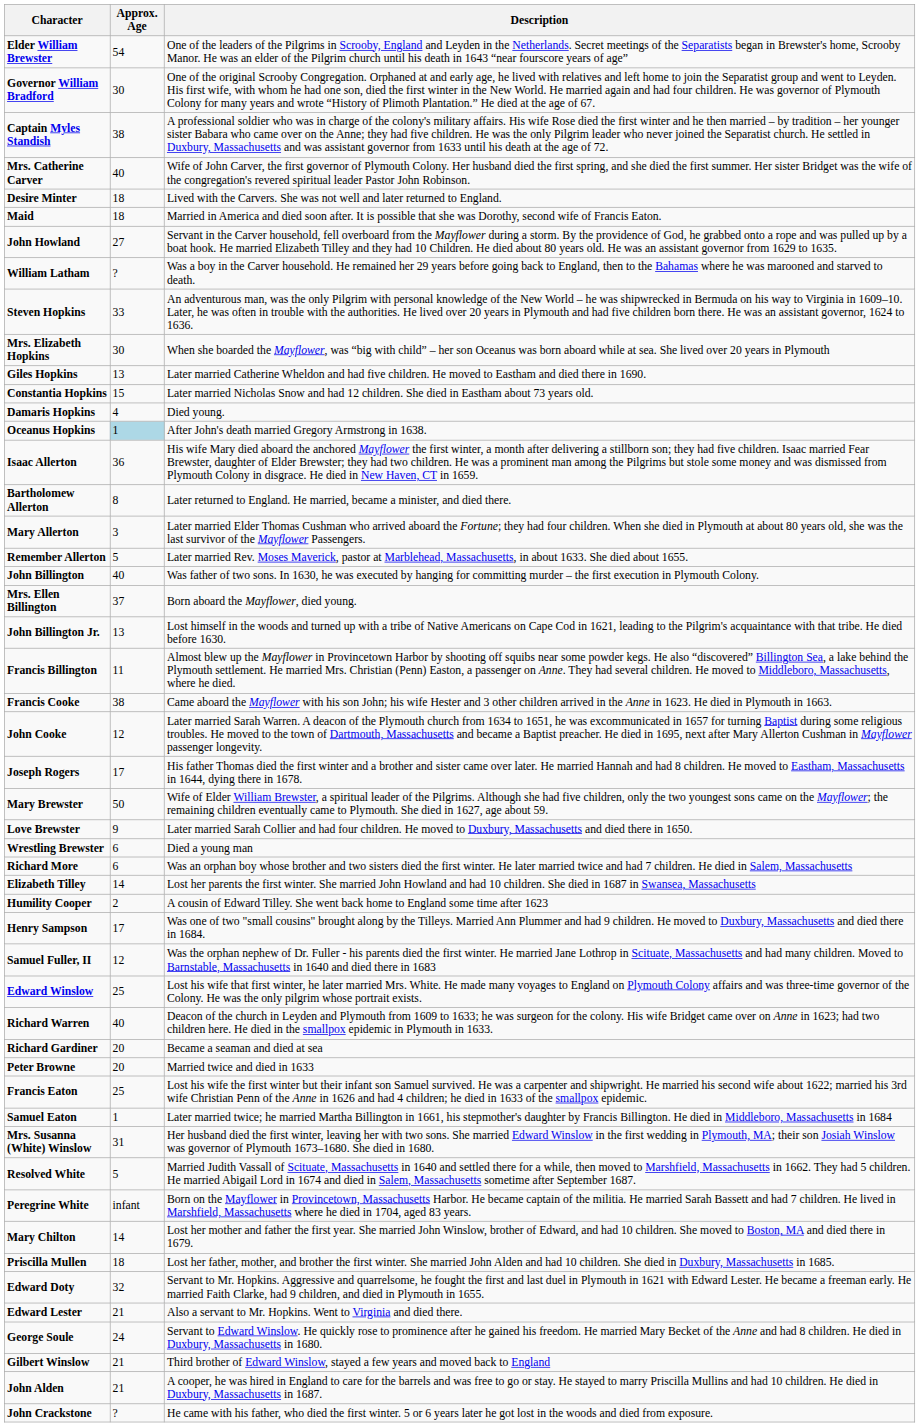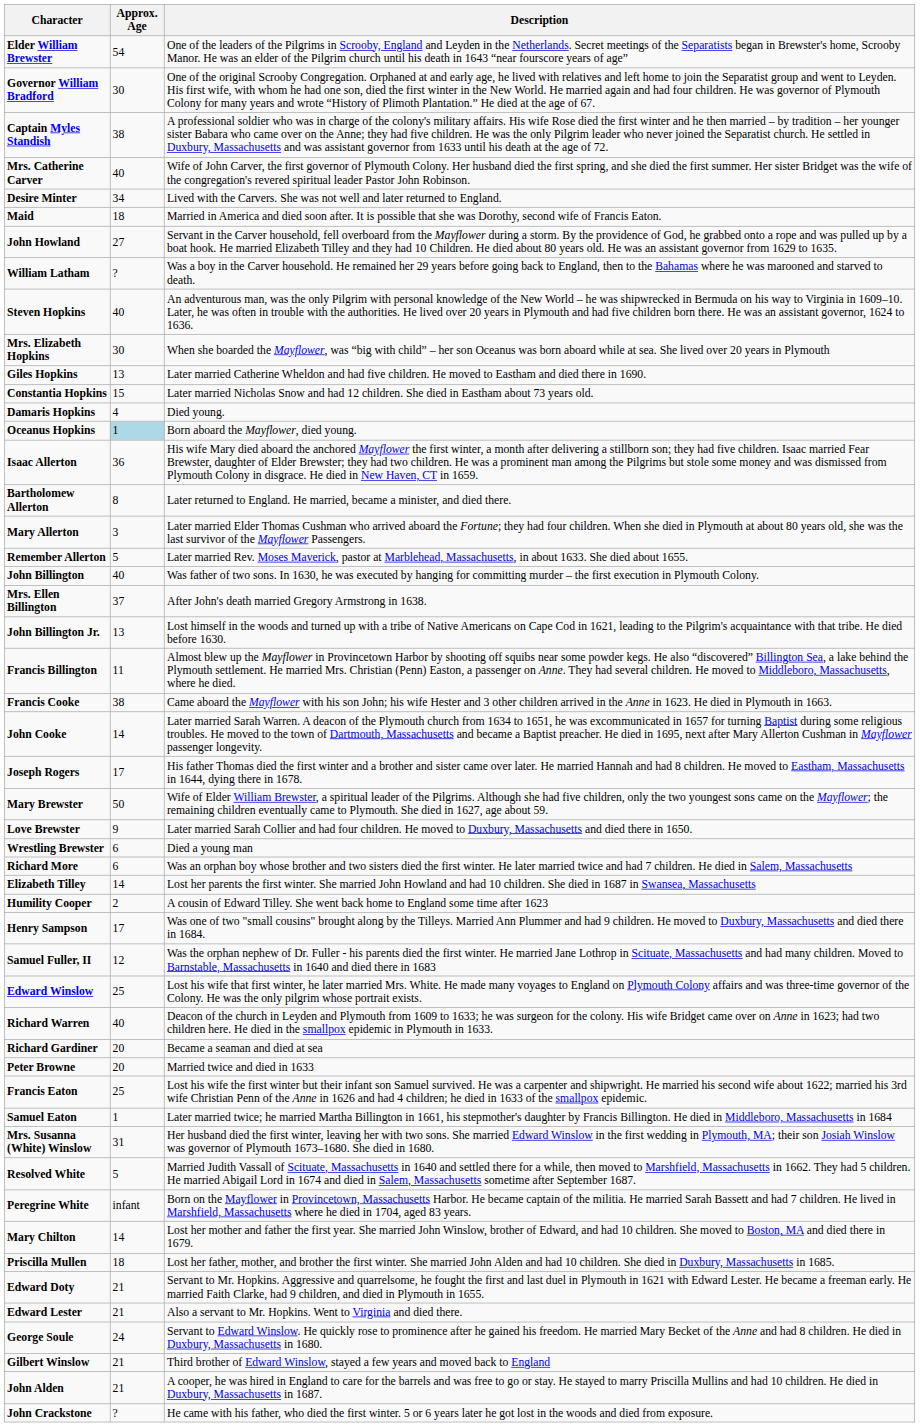(118, 198) 18 -> (118, 198) 34
(118, 311) 33 -> (118, 311) 40
(297, 430) After John's death married Gregory Armstrong in 1638. -> (262, 430) Born aboard the Mayflower, died young.
(262, 601) Born aboard the Mayflower, died young. -> (297, 601) After John's death married Gregory Armstrong in 1638.
(118, 734) 12 -> (118, 734) 14
(118, 1287) 32 -> (118, 1287) 21
